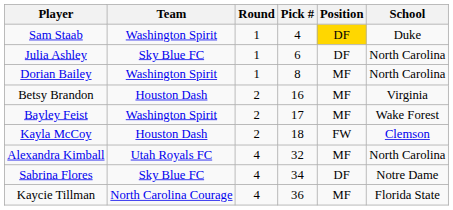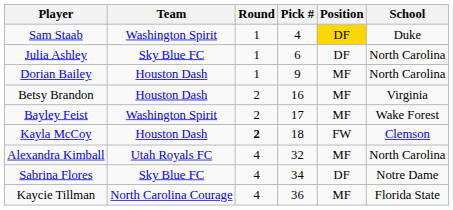(171, 74) Washington Spirit -> (171, 74) Houston Dash
(297, 74) 8 -> (297, 74) 9
(257, 134) normal -> (257, 134) bold
